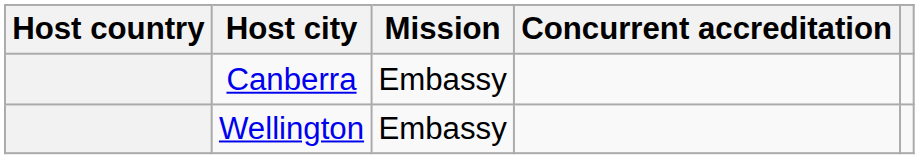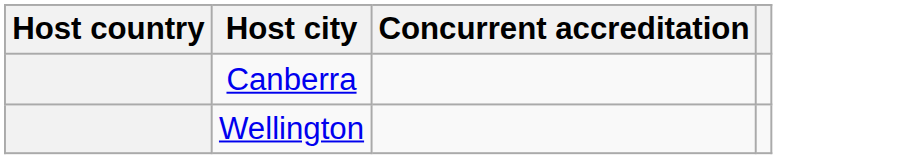- column: (443, 29)
